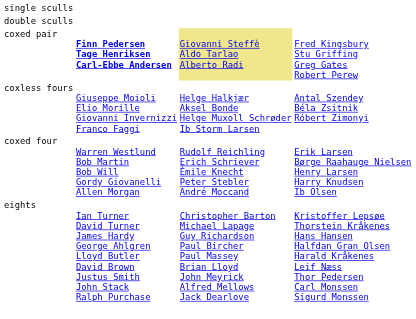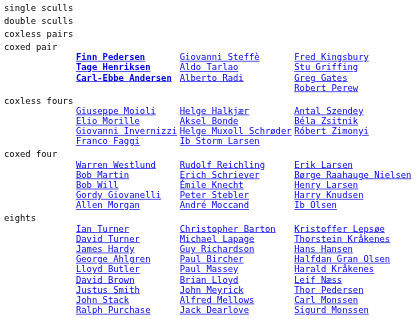+ row: (39, 34)
(220, 54) khaki background -> (220, 67) no background
